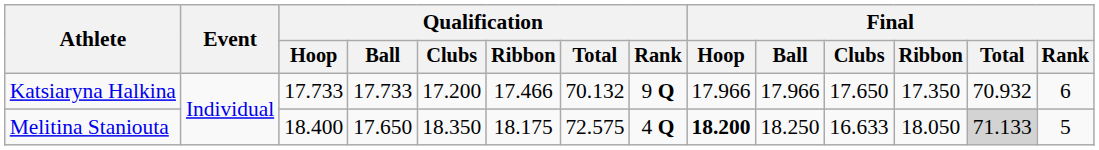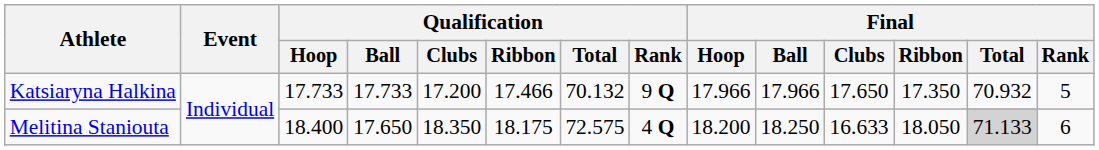(1065, 91) 6 -> (1065, 91) 5
(721, 126) bold -> (721, 126) normal
(1065, 126) 5 -> (1065, 126) 6
